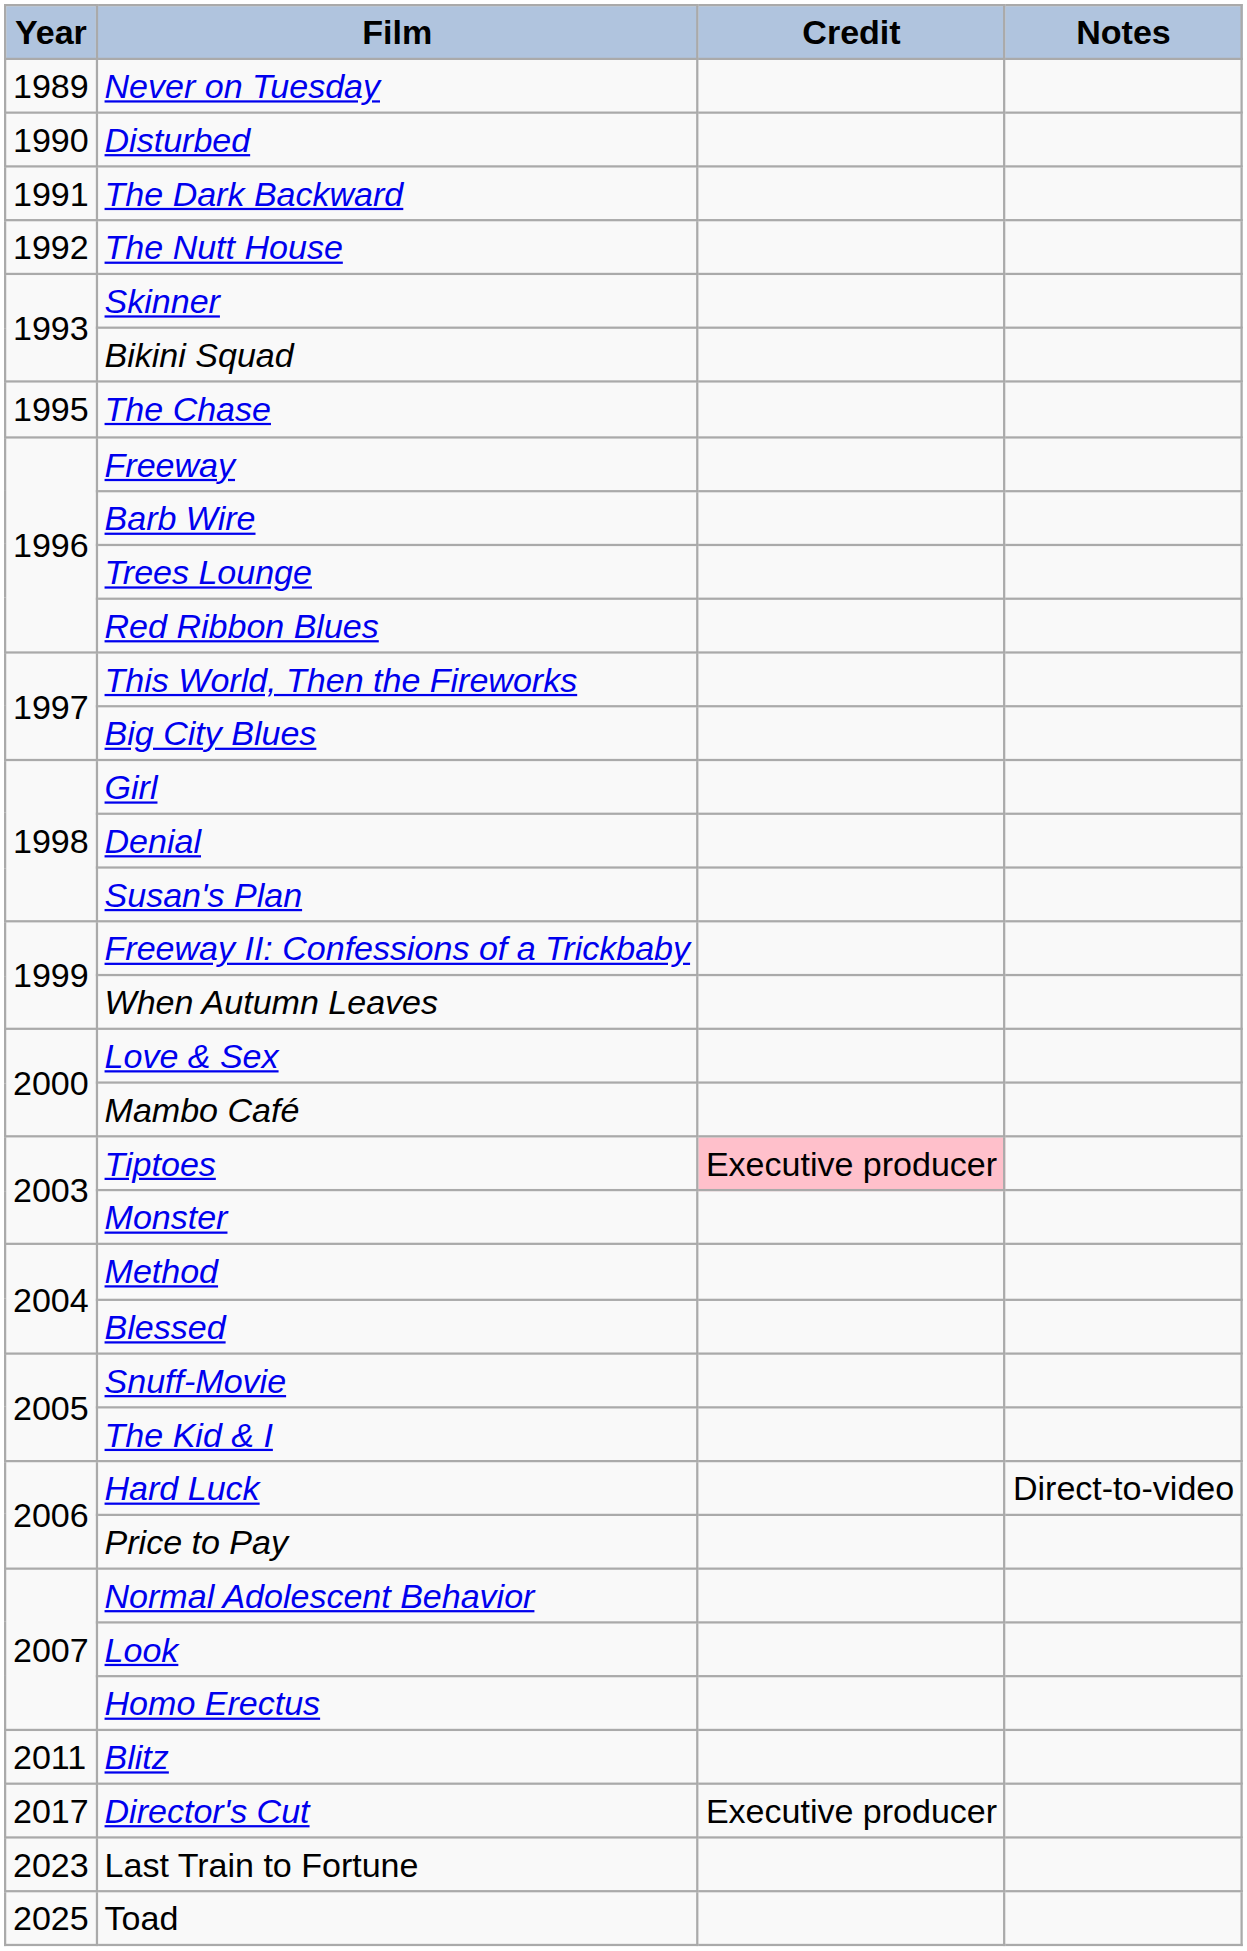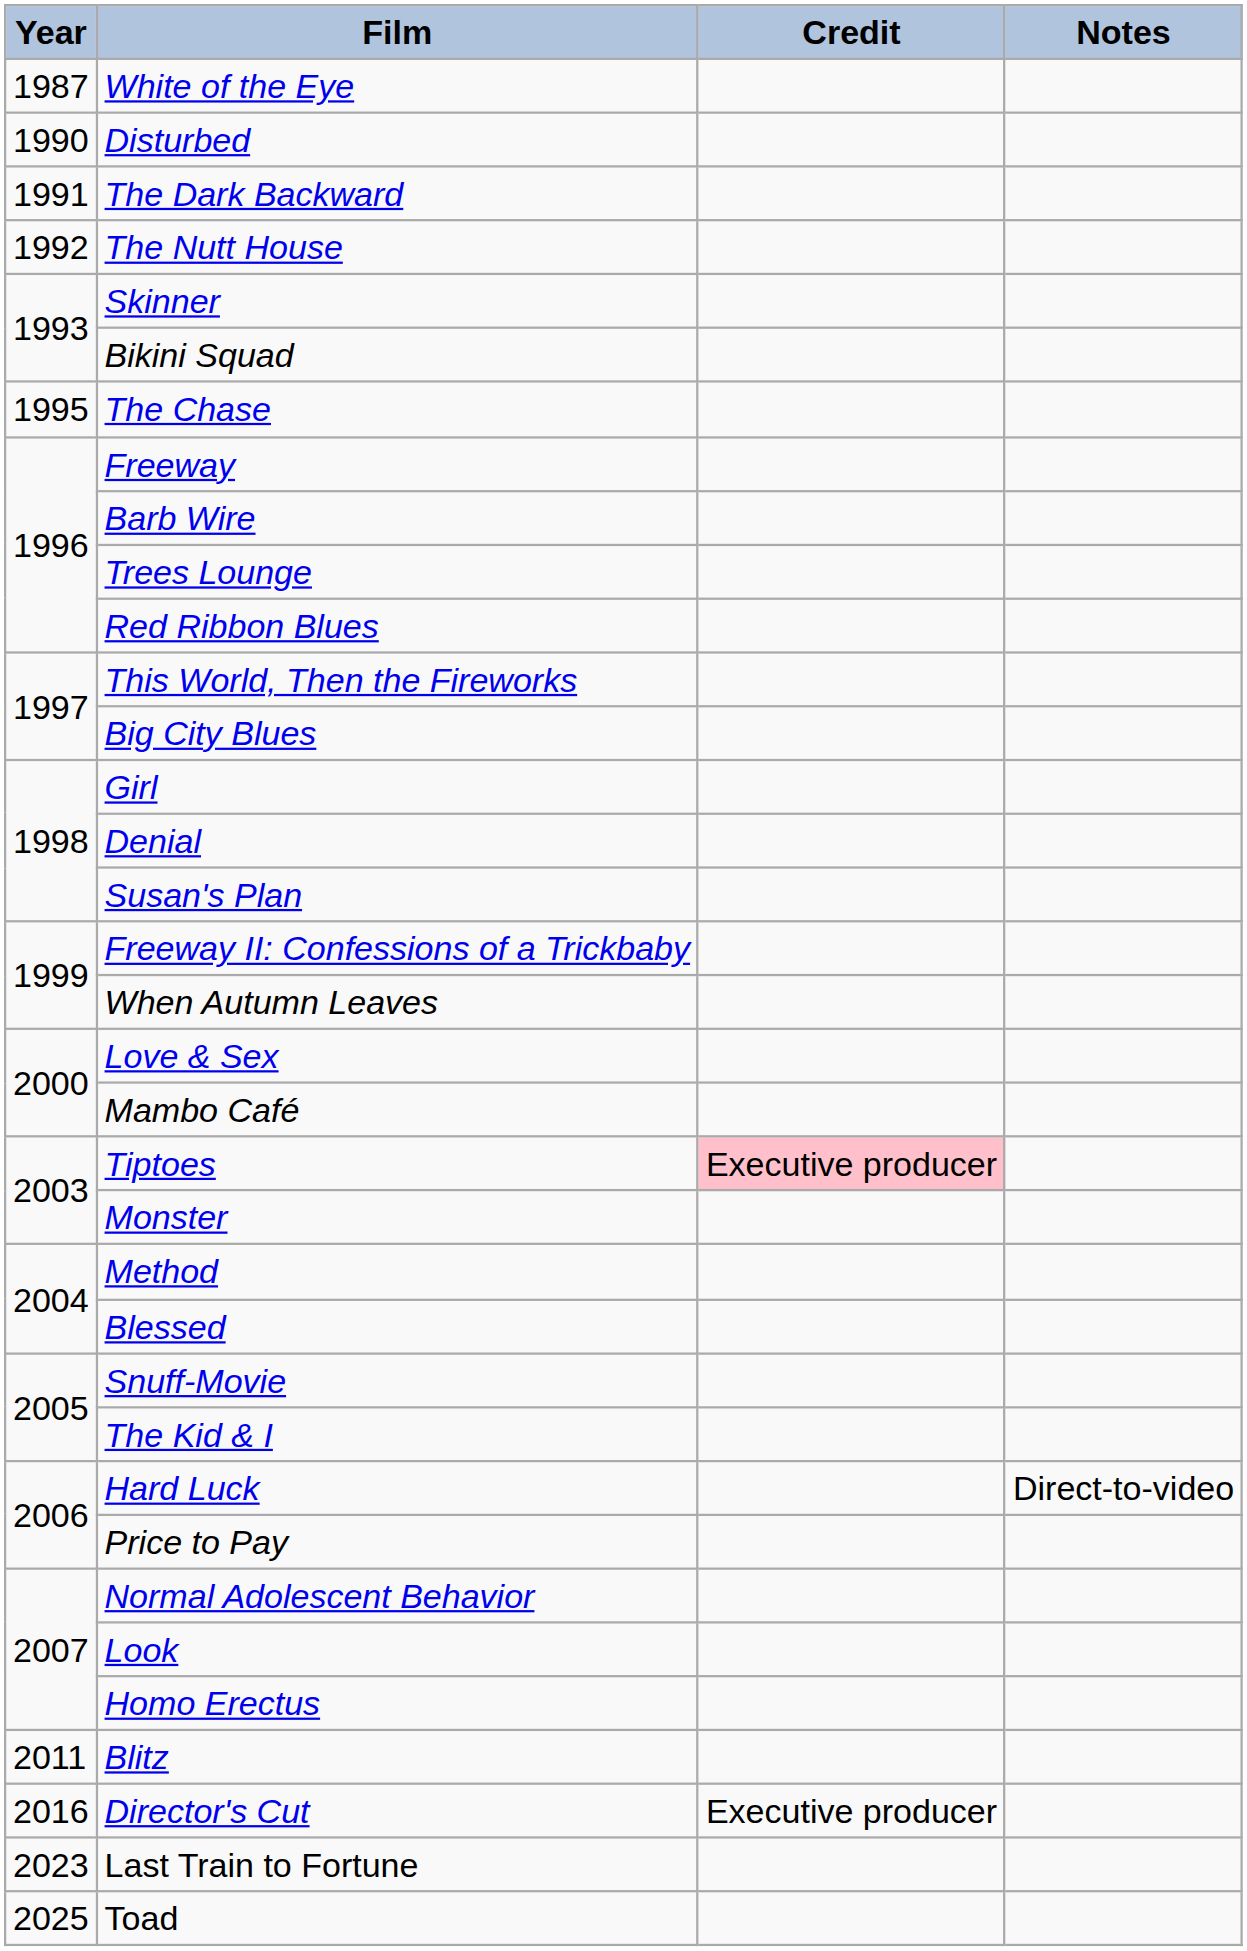+ row: (229, 86)
- row: (242, 86)
(51, 1811) 2017 -> (51, 1811) 2016
